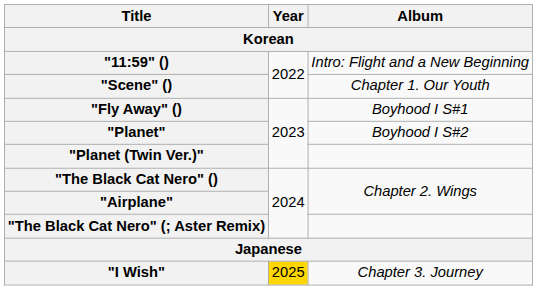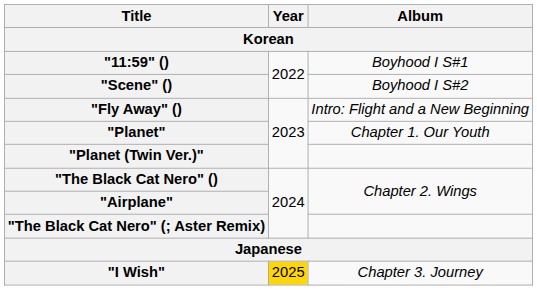(420, 62) Intro: Flight and a New Beginning -> (420, 62) Boyhood I S#1
(420, 86) Chapter 1. Our Youth -> (420, 86) Boyhood I S#2
(420, 109) Boyhood I S#1 -> (420, 109) Intro: Flight and a New Beginning
(420, 132) Boyhood I S#2 -> (420, 132) Chapter 1. Our Youth
